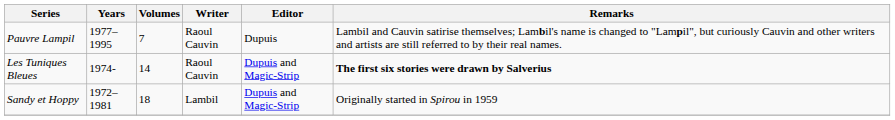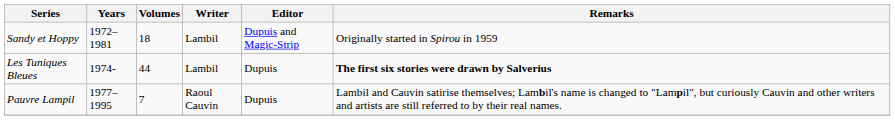rows swapped: (43, 99) <-> (41, 37)
(144, 68) 14 -> (144, 68) 44
(202, 68) Raoul Cauvin -> (202, 68) Lambil
(272, 68) Dupuis and Magic-Strip -> (261, 68) Dupuis
